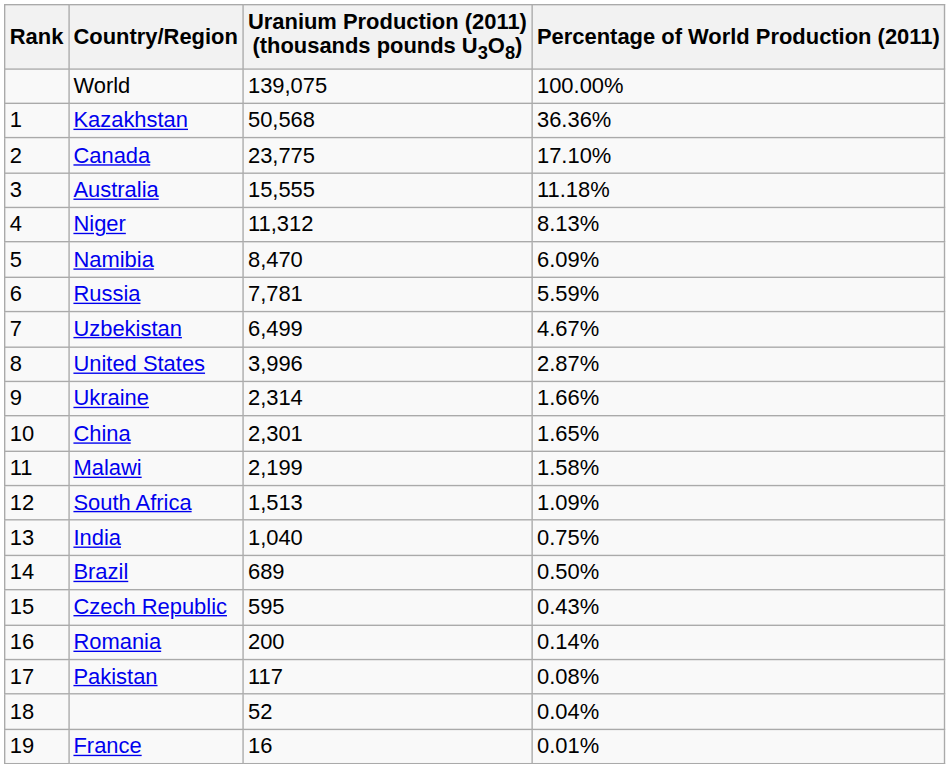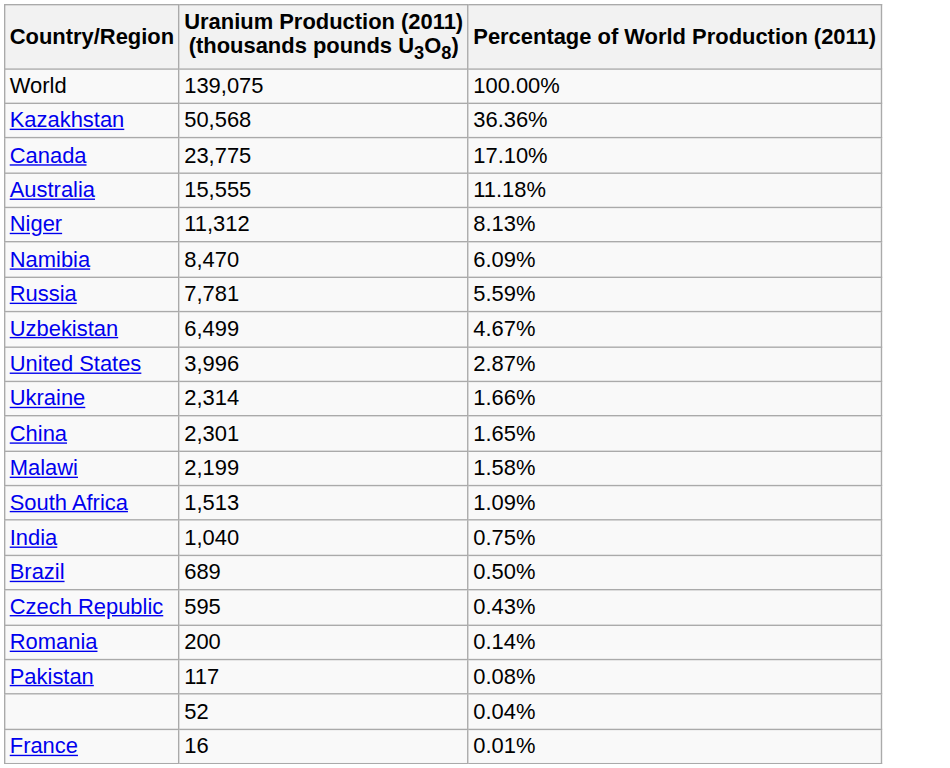- column: (37, 36)
